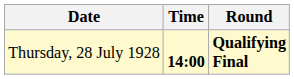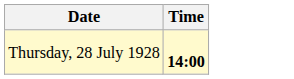- column: (249, 17)
